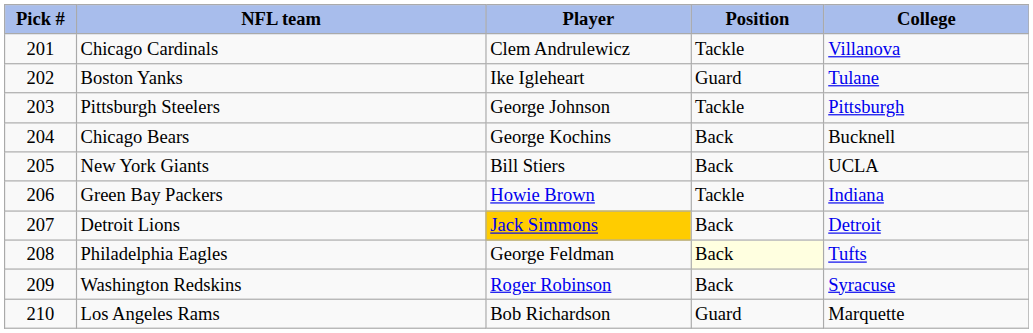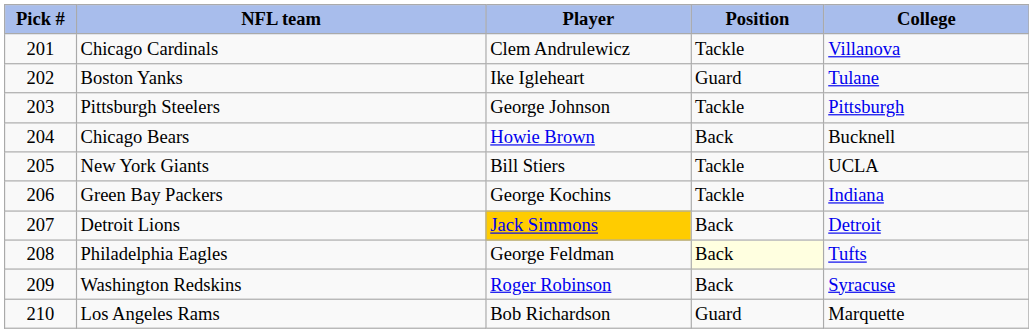(551, 136) George Kochins -> (543, 136) Howie Brown
(714, 166) Back -> (720, 166) Tackle
(543, 195) Howie Brown -> (551, 195) George Kochins
